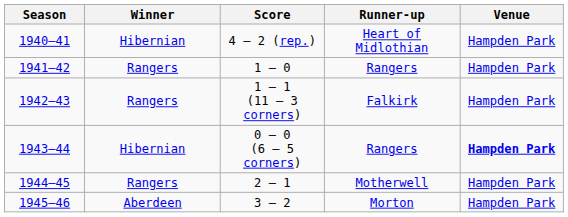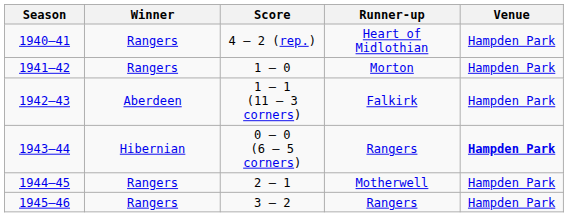(153, 41) Hibernian -> (153, 41) Rangers
(392, 68) Rangers -> (392, 68) Morton
(153, 101) Rangers -> (153, 101) Aberdeen
(153, 202) Aberdeen -> (153, 202) Rangers
(392, 202) Morton -> (392, 202) Rangers
